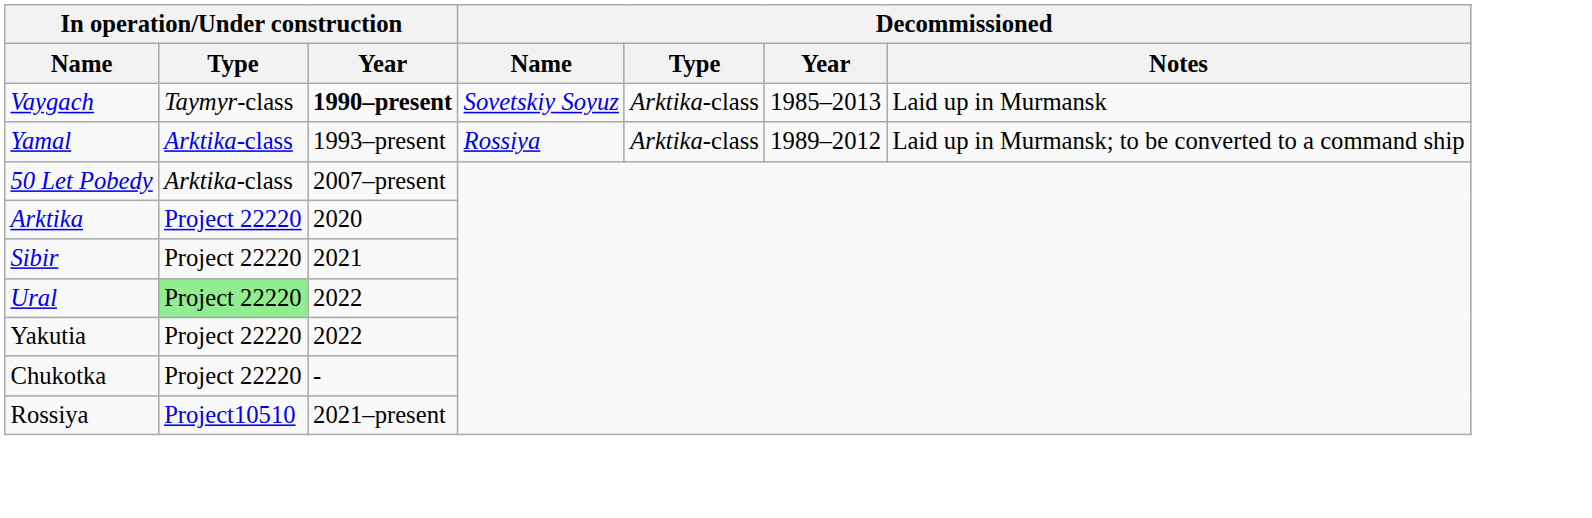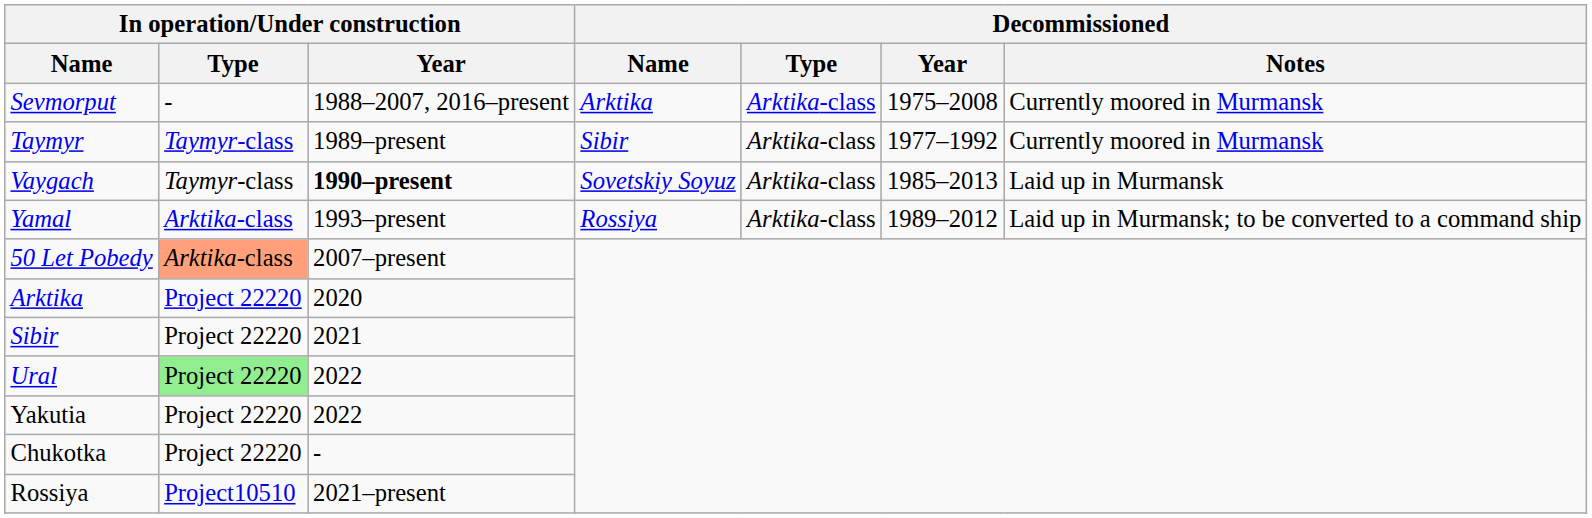+ row: (63, 102)
+ row: (47, 141)
(228, 180) no background -> (228, 258) lightsalmon background
